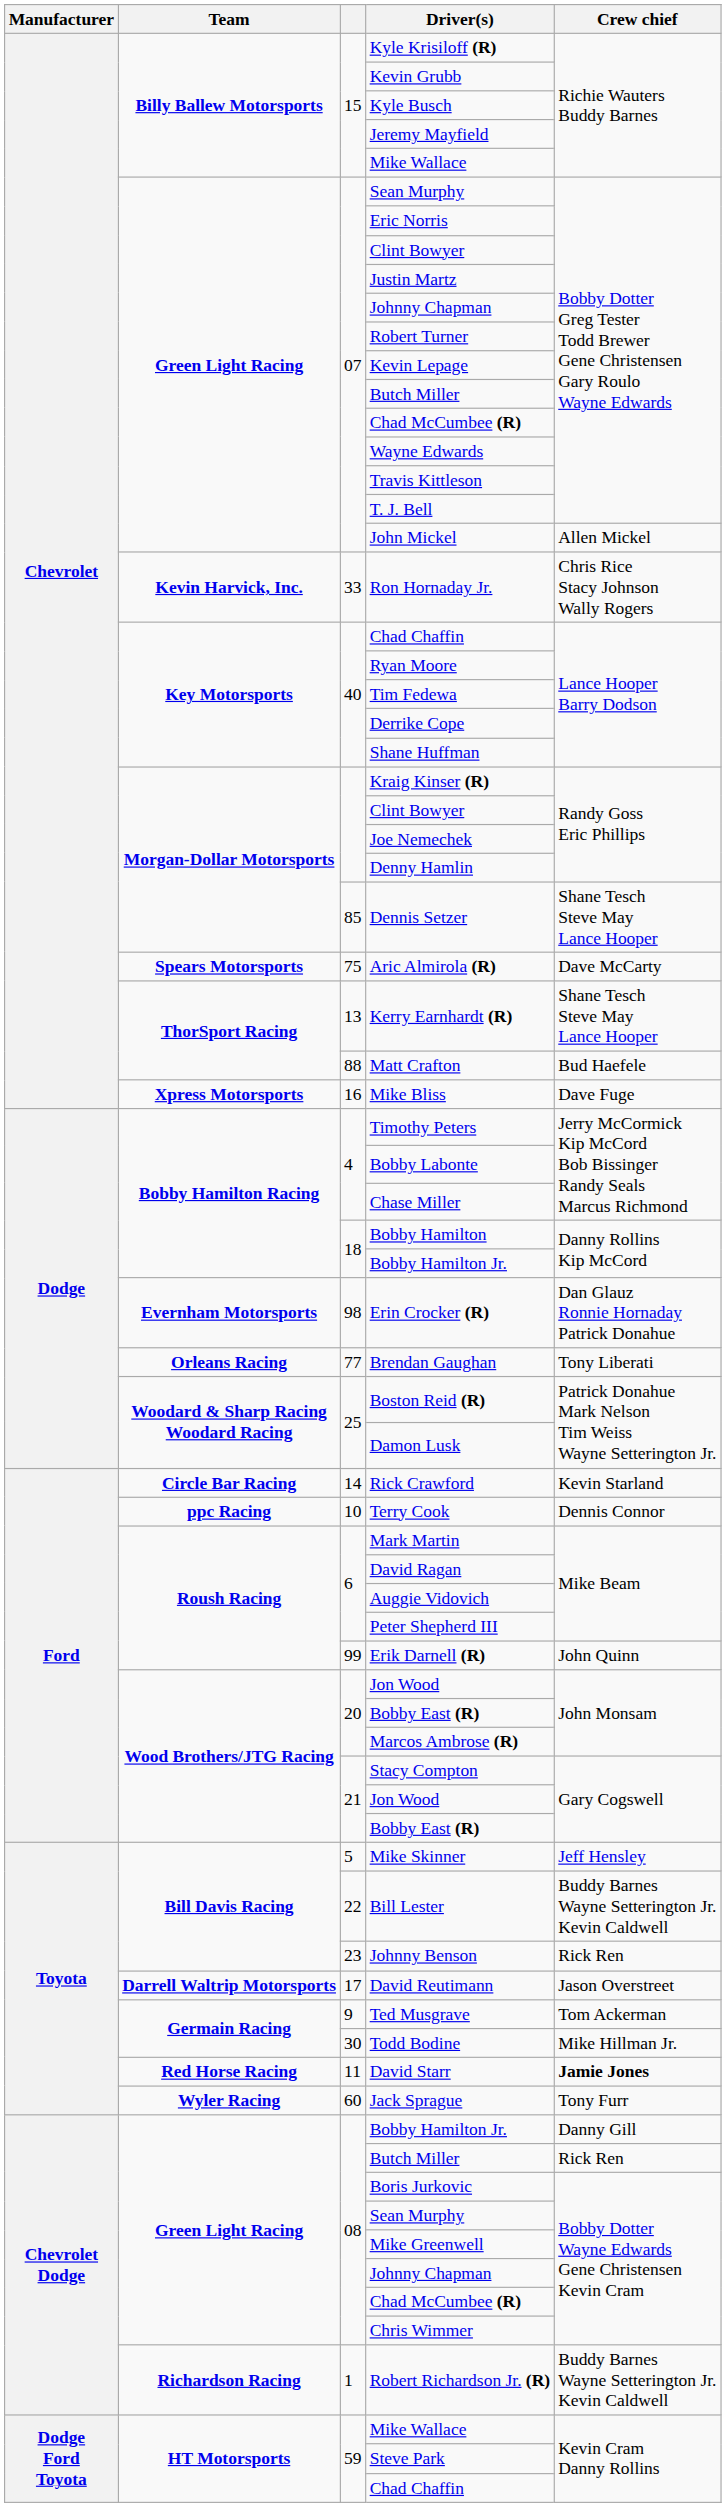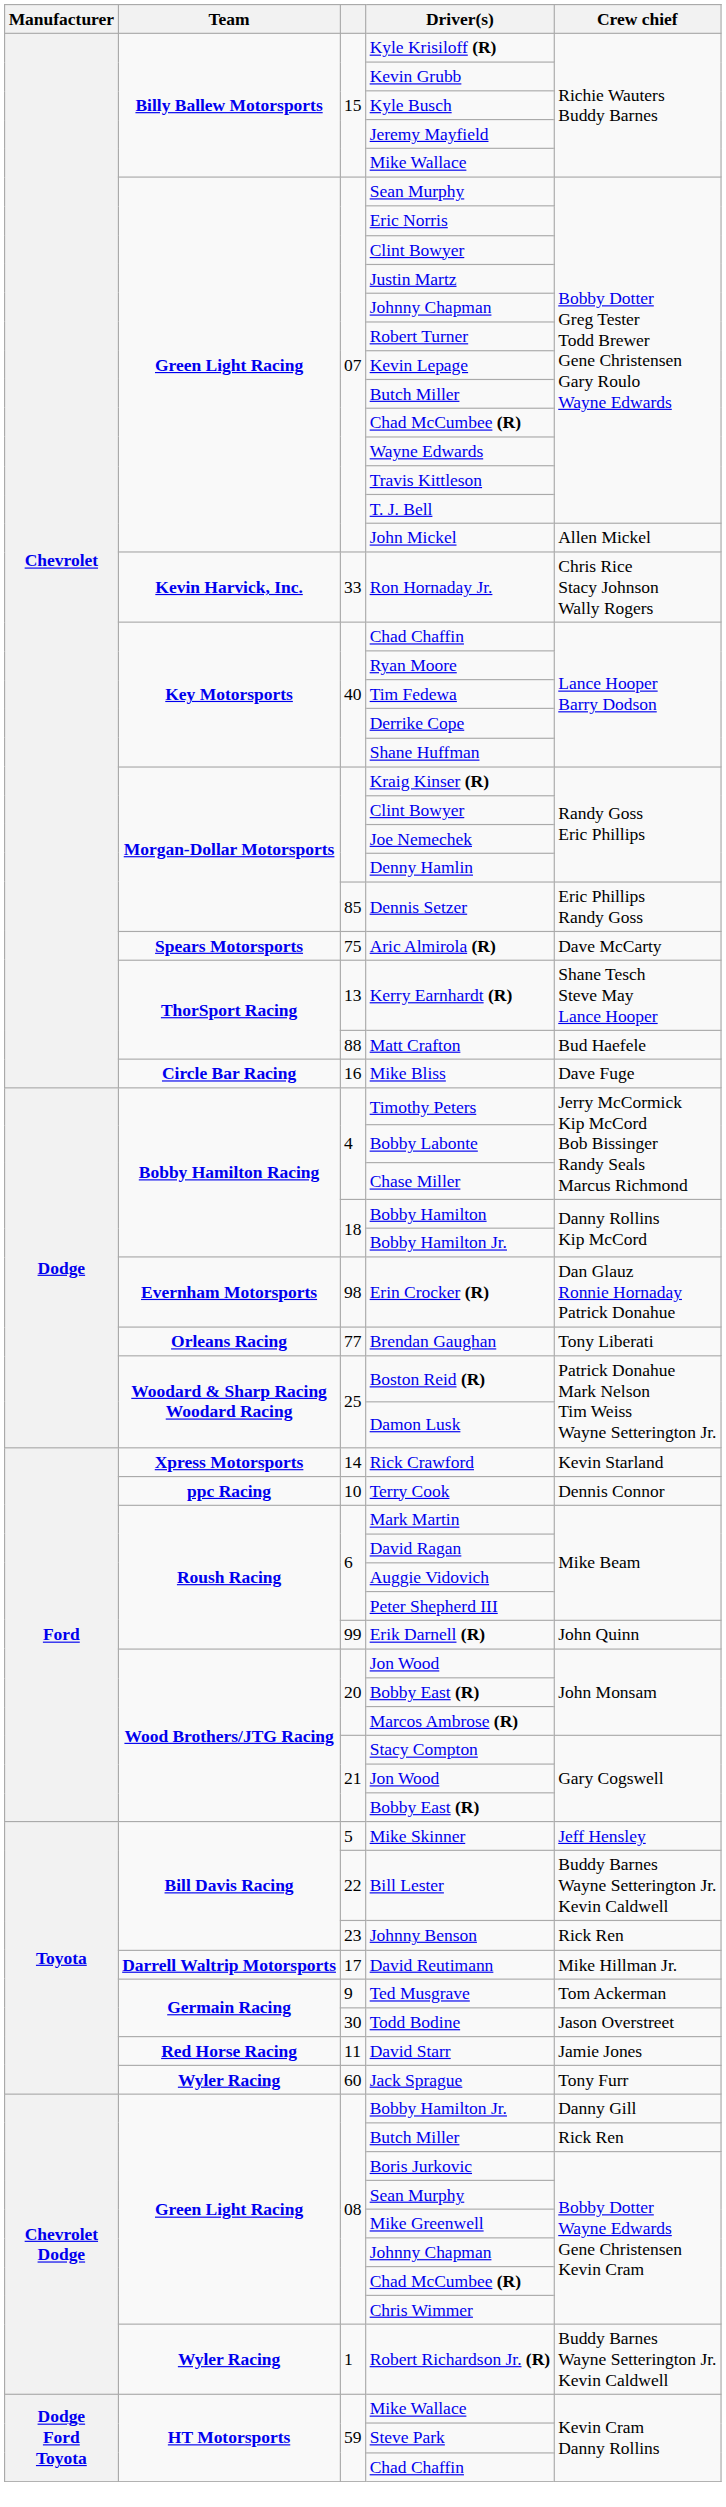(608, 917) Shane Tesch Steve May Lance Hooper -> (602, 906) Eric Phillips Randy Goss
(229, 1094) Xpress Motorsports -> (229, 1073) Circle Bar Racing
(229, 1482) Circle Bar Racing -> (229, 1461) Xpress Motorsports
(616, 1985) Jason Overstreet -> (618, 1964) Mike Hillman Jr.
(618, 2042) Mike Hillman Jr. -> (616, 2021) Jason Overstreet
(604, 2071) bold -> (600, 2050) normal
(229, 2380) Richardson Racing -> (229, 2359) Wyler Racing
